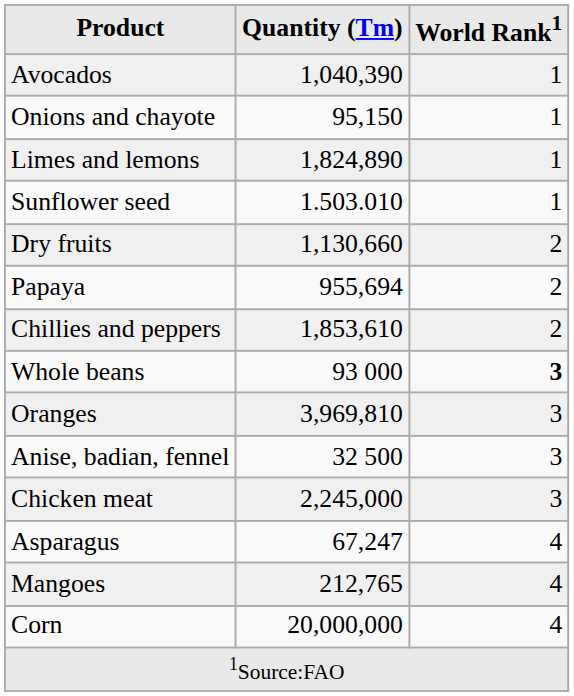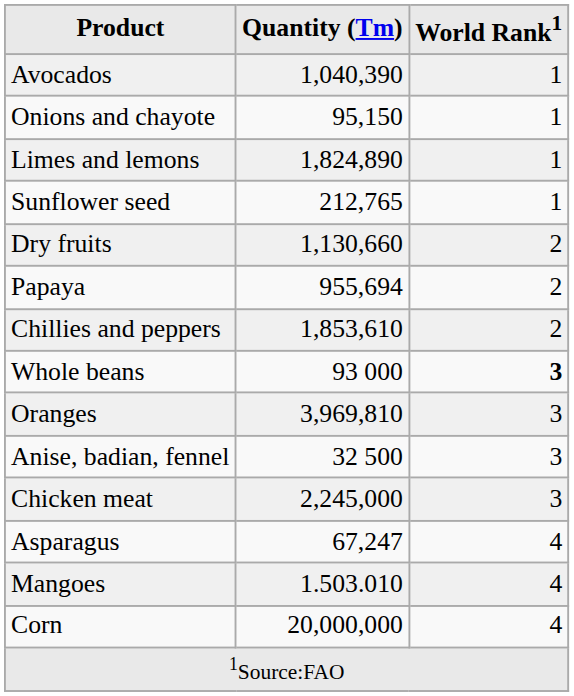(351, 201) 1.503.010 -> (361, 201) 212,765
(361, 583) 212,765 -> (351, 583) 1.503.010
